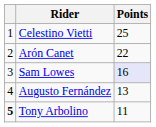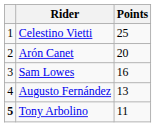(123, 52) 22 -> (123, 52) 20
(123, 72) lavender background -> (123, 72) no background
